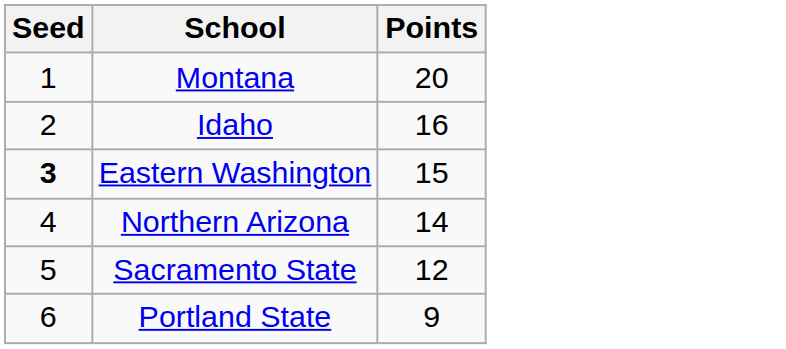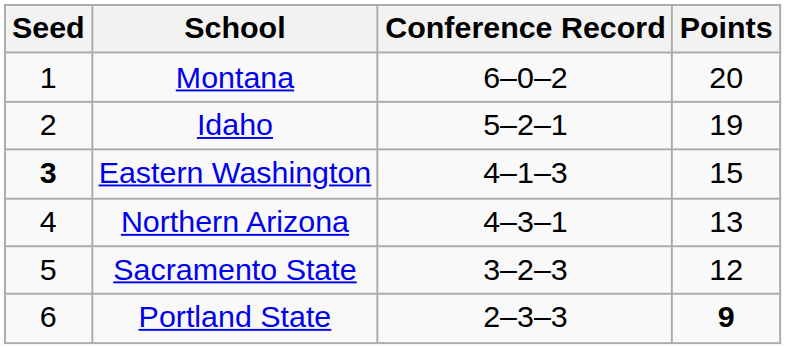+ column: (525, 28)
(432, 125) 16 -> (726, 125) 19
(432, 221) 14 -> (726, 221) 13
(432, 317) normal -> (726, 317) bold
